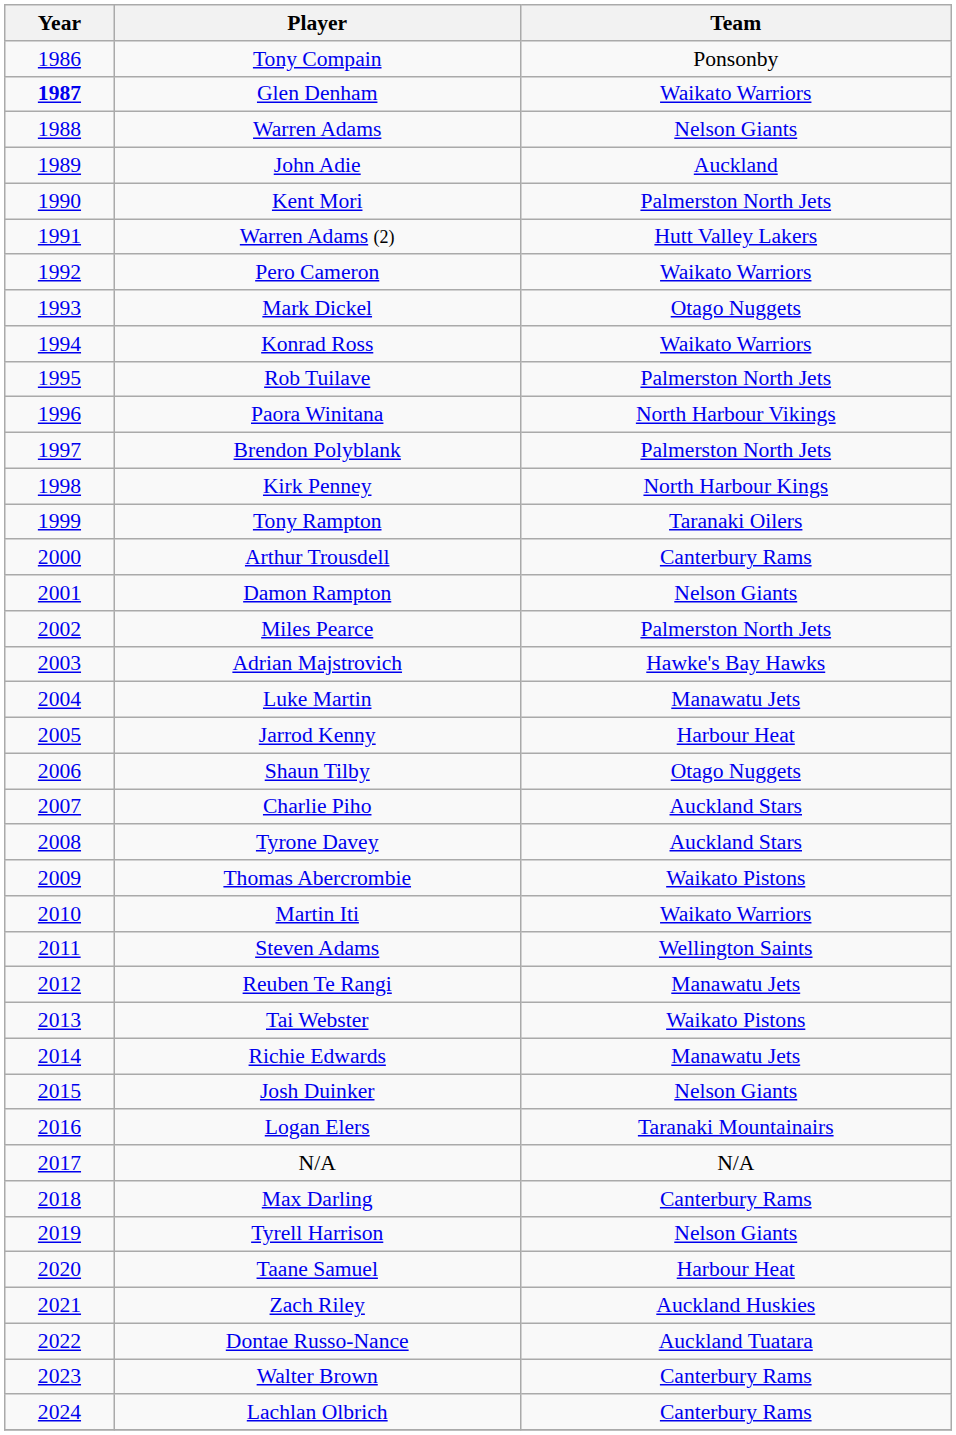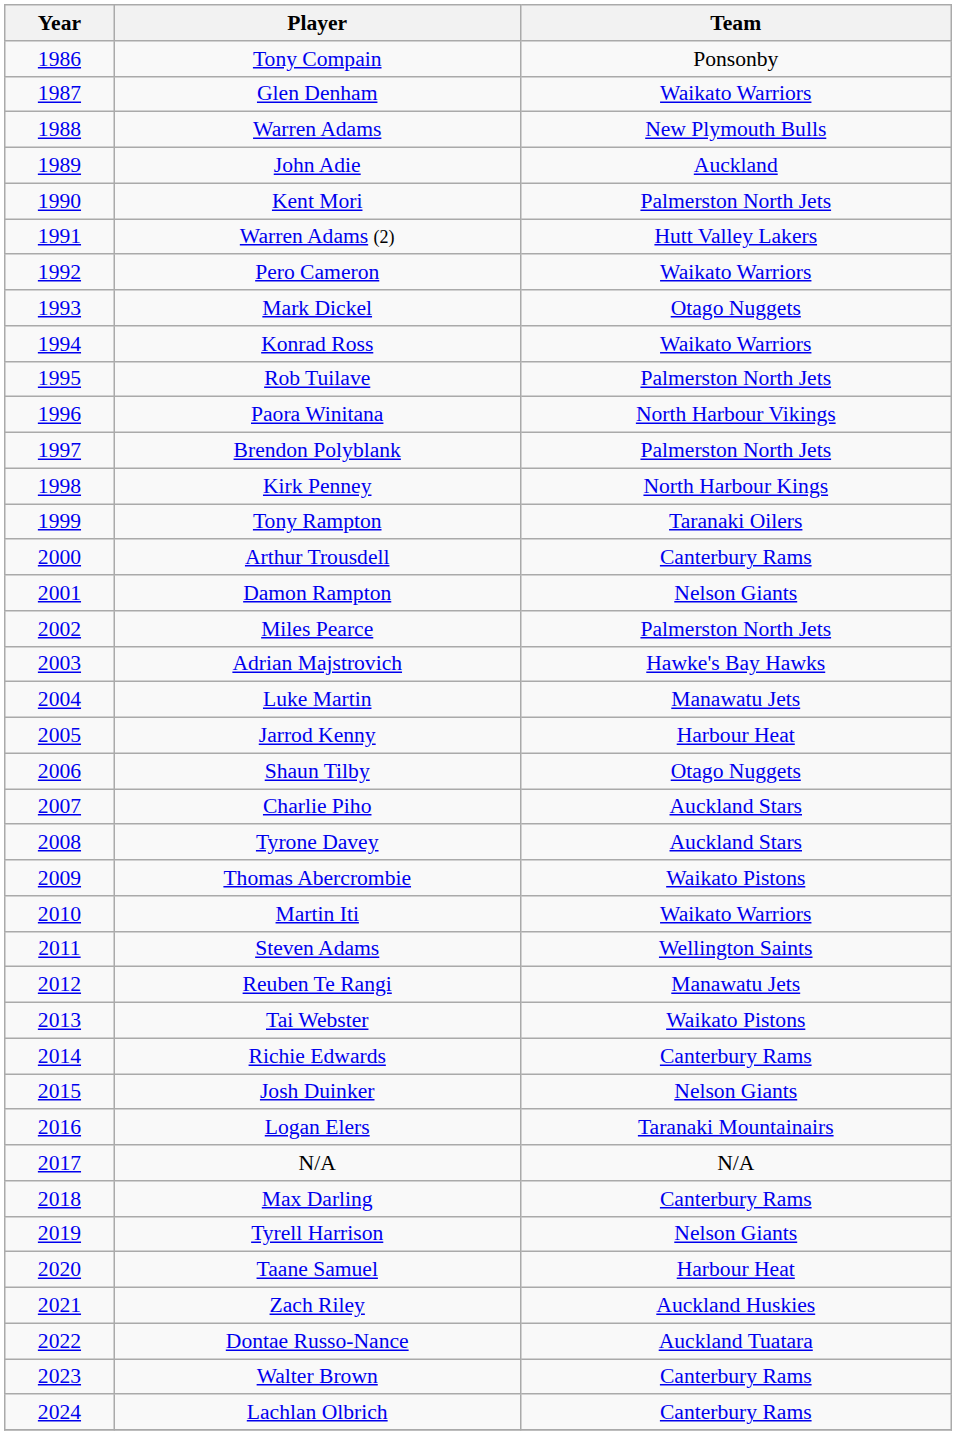(59, 93) bold -> (59, 93) normal
(736, 129) Nelson Giants -> (736, 129) New Plymouth Bulls
(736, 1055) Manawatu Jets -> (736, 1055) Canterbury Rams
